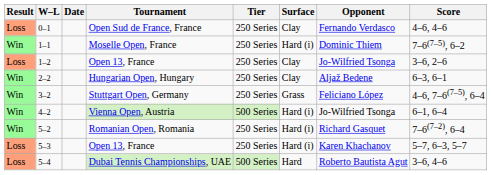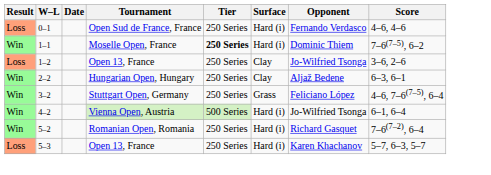(291, 28) Clay -> (269, 28) Hard (i)
(256, 45) normal -> (227, 45) bold
- row: (44, 162)
